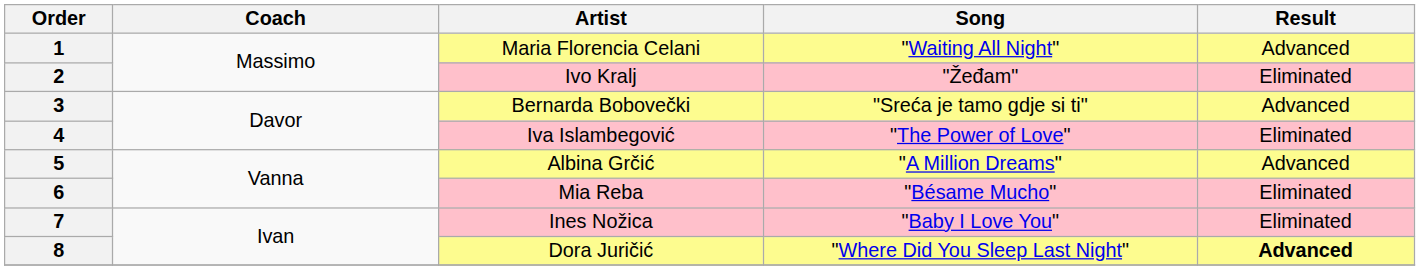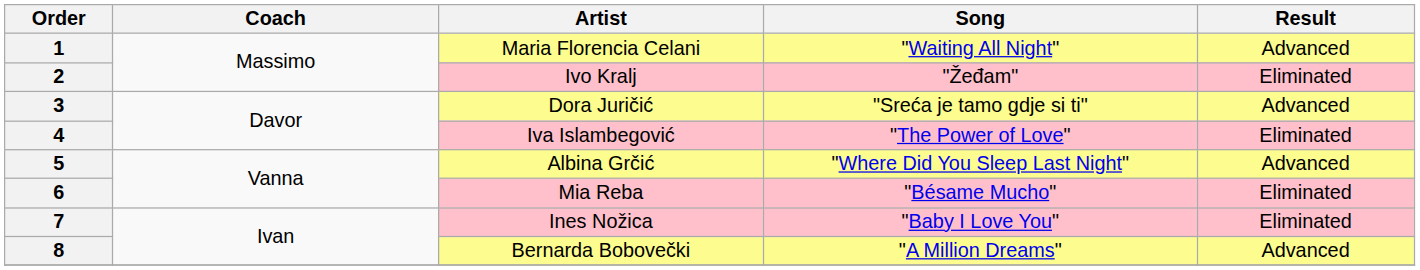(601, 105) Bernarda Bobovečki -> (601, 105) Dora Juričić
(980, 163) "A Million Dreams" -> (980, 163) "Where Did You Sleep Last Night"
(601, 250) Dora Juričić -> (601, 250) Bernarda Bobovečki
(980, 250) "Where Did You Sleep Last Night" -> (980, 250) "A Million Dreams"
(1306, 250) bold -> (1306, 250) normal
